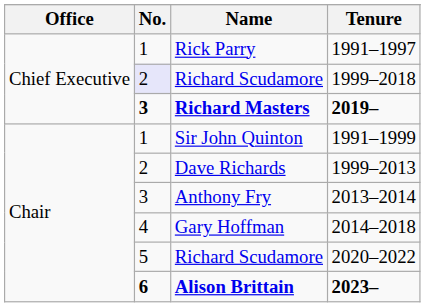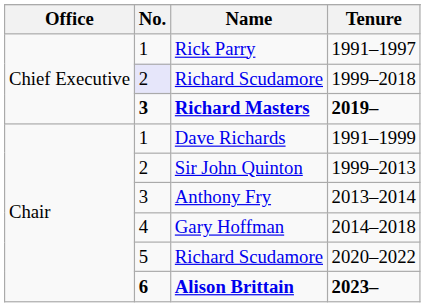(239, 138) Sir John Quinton -> (230, 138) Dave Richards
(230, 167) Dave Richards -> (239, 167) Sir John Quinton
